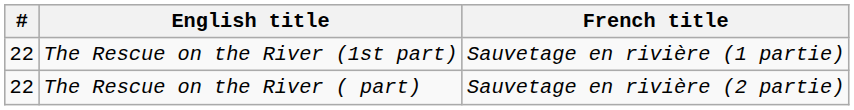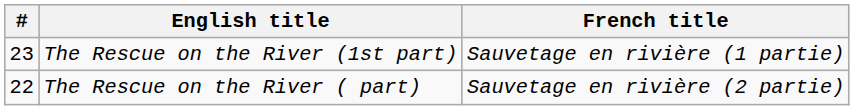(22, 54) 22 -> (22, 54) 23
